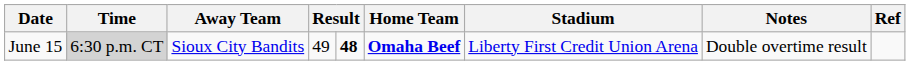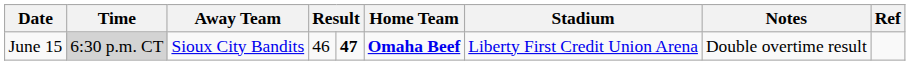(321, 45) 49 -> (321, 45) 46
(349, 45) 48 -> (349, 45) 47
